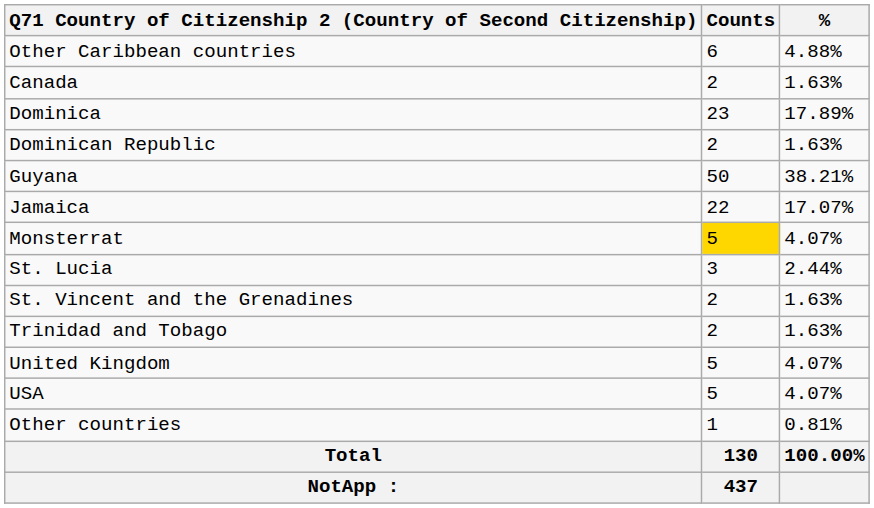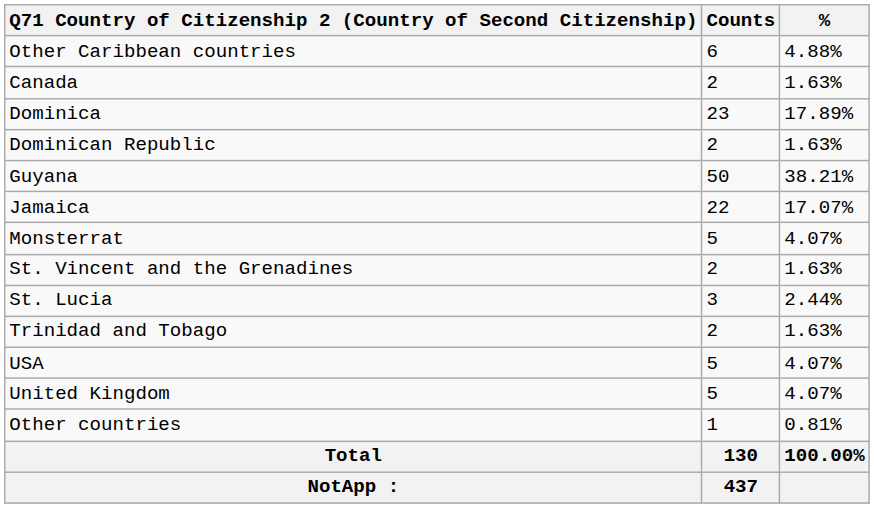(712, 238) gold background -> (712, 238) no background
rows swapped: (61, 269) <-> (181, 301)
rows swapped: (90, 363) <-> (26, 394)
